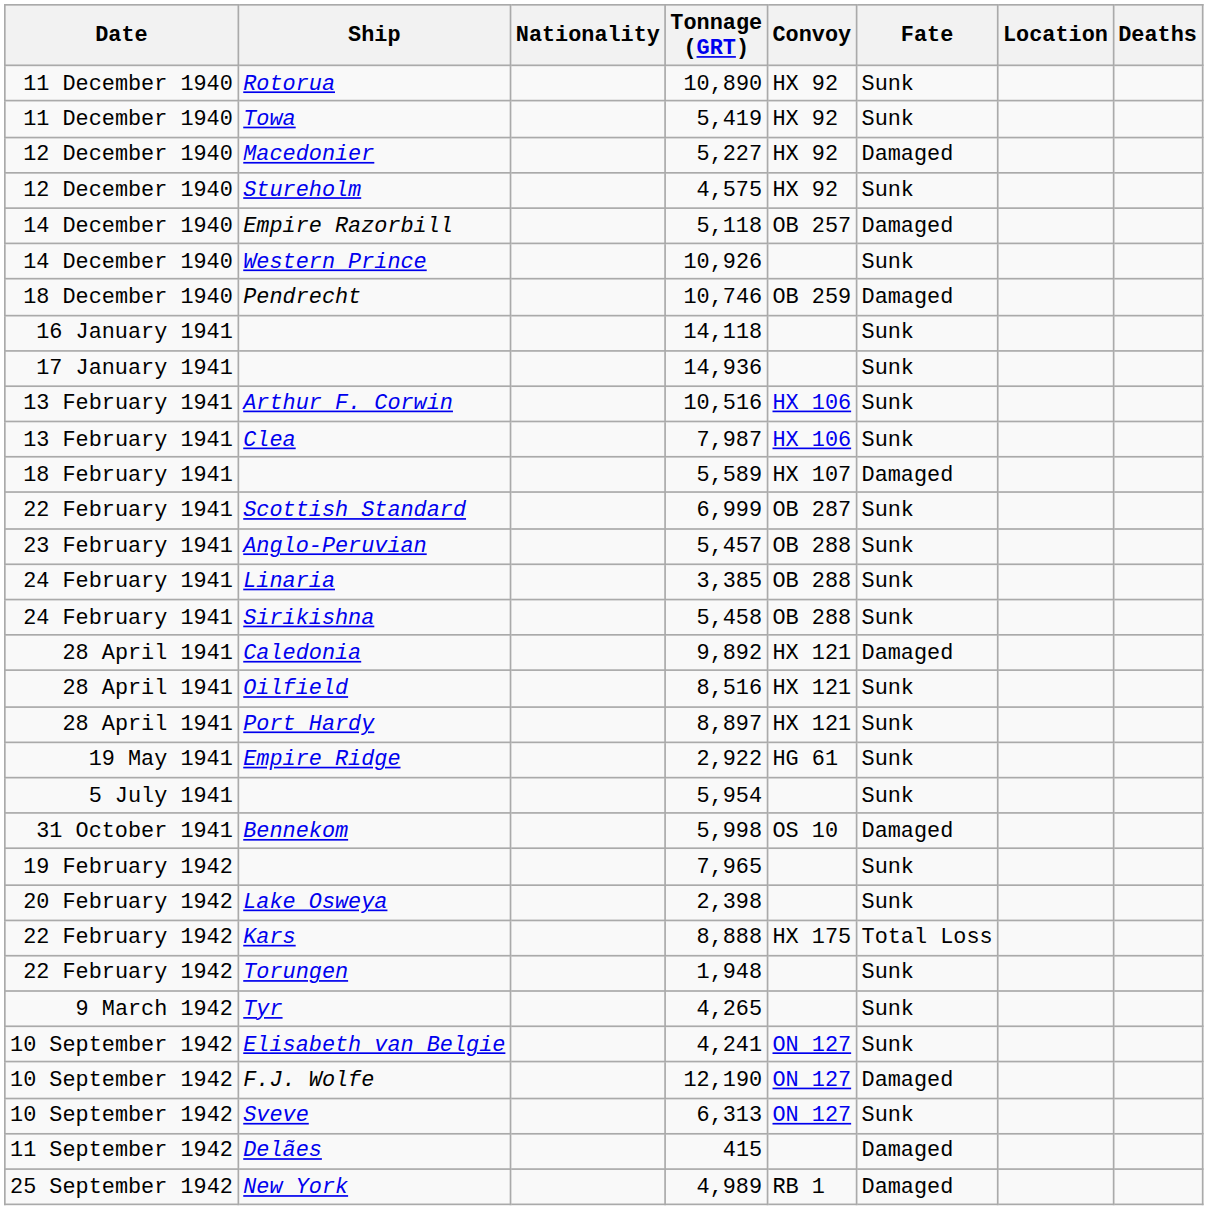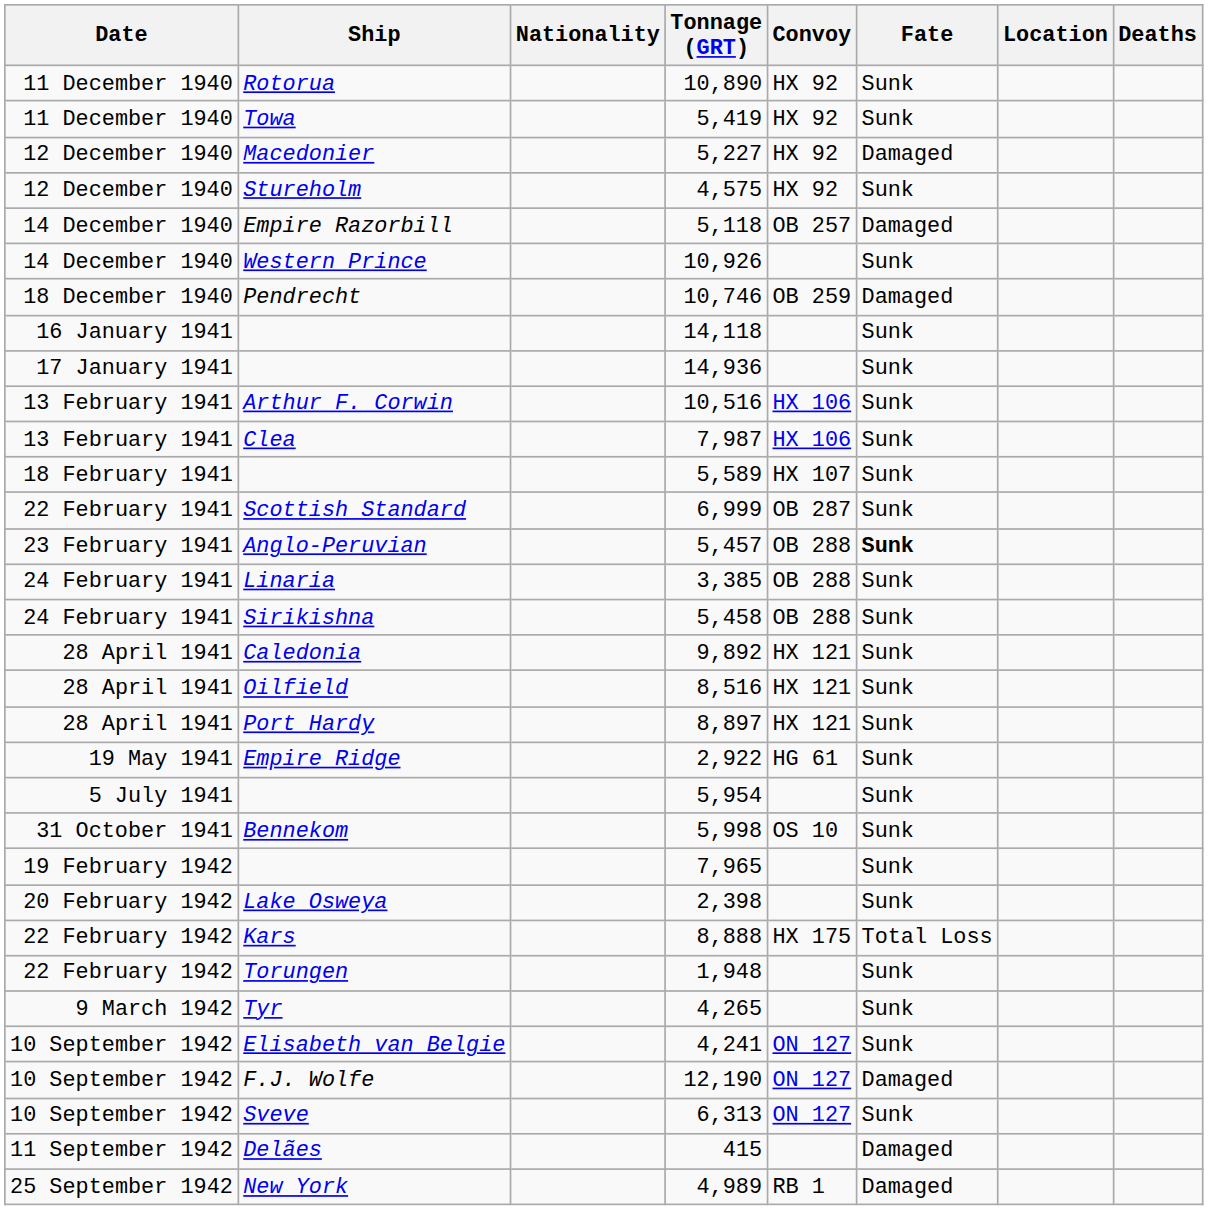(907, 475) Damaged -> (888, 475) Sunk
(888, 546) normal -> (888, 546) bold
(907, 653) Damaged -> (888, 653) Sunk
(907, 831) Damaged -> (888, 831) Sunk
